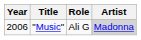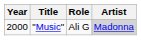(17, 27) 2006 -> (17, 27) 2000
